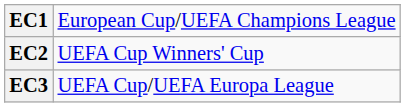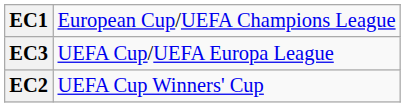rows swapped: (29, 53) <-> (29, 85)
